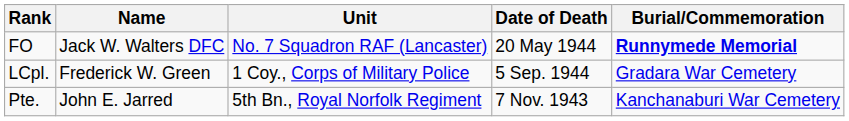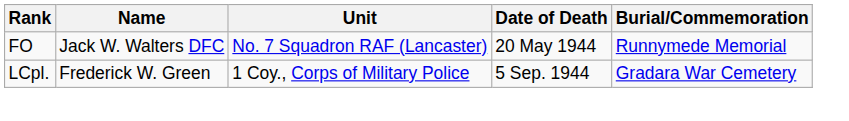(706, 45) bold -> (701, 45) normal
- row: (24, 101)
